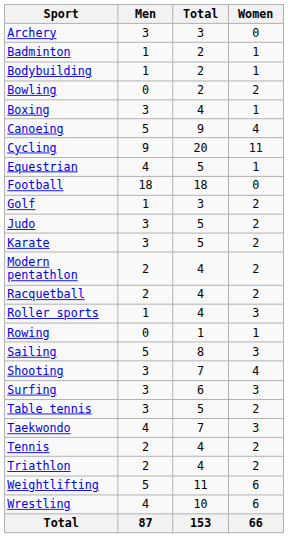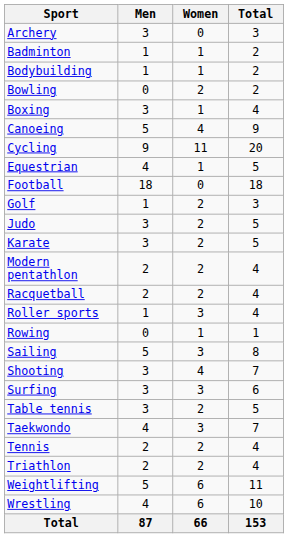columns swapped: (256, 14) <-> (201, 14)
